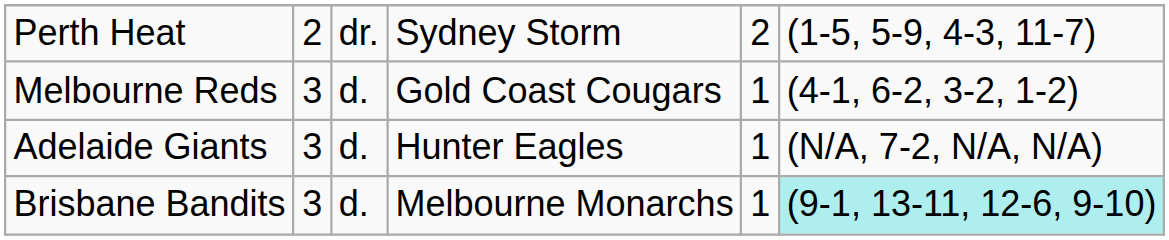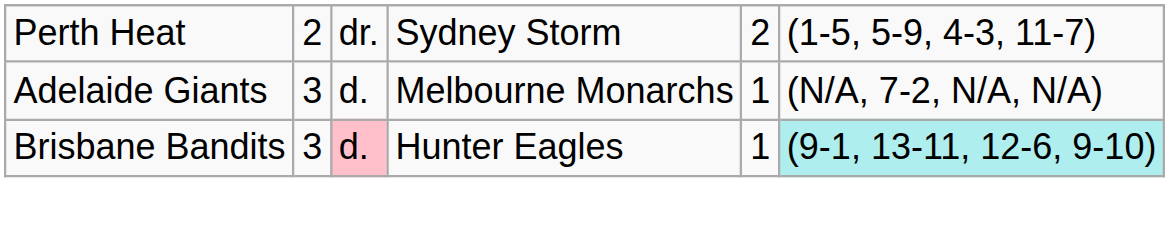- row: (146, 90)
(510, 147) Hunter Eagles -> (565, 90) Melbourne Monarchs
(354, 204) no background -> (354, 147) pink background
(565, 204) Melbourne Monarchs -> (510, 147) Hunter Eagles
